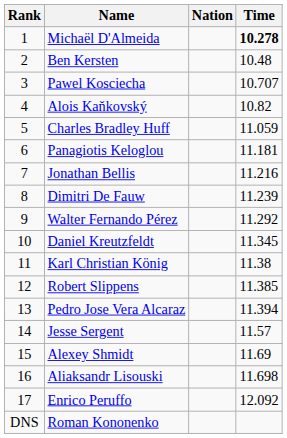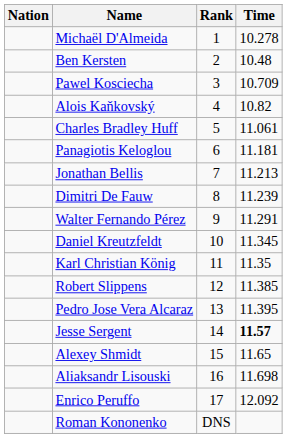columns swapped: (24, 15) <-> (212, 15)
(259, 38) bold -> (259, 38) normal
(259, 83) 10.707 -> (259, 83) 10.709
(259, 128) 11.059 -> (259, 128) 11.061
(259, 173) 11.216 -> (259, 173) 11.213
(259, 219) 11.292 -> (259, 219) 11.291
(255, 264) 11.38 -> (255, 264) 11.35
(259, 309) 11.394 -> (259, 309) 11.395
(255, 331) normal -> (255, 331) bold
(255, 354) 11.69 -> (255, 354) 11.65
